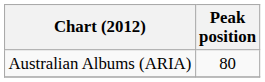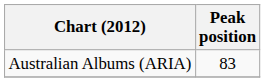(228, 63) 80 -> (228, 63) 83
